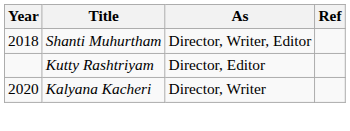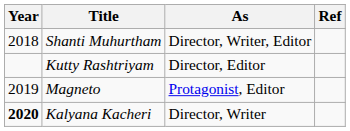+ row: (73, 89)
(23, 89) normal -> (23, 114) bold
